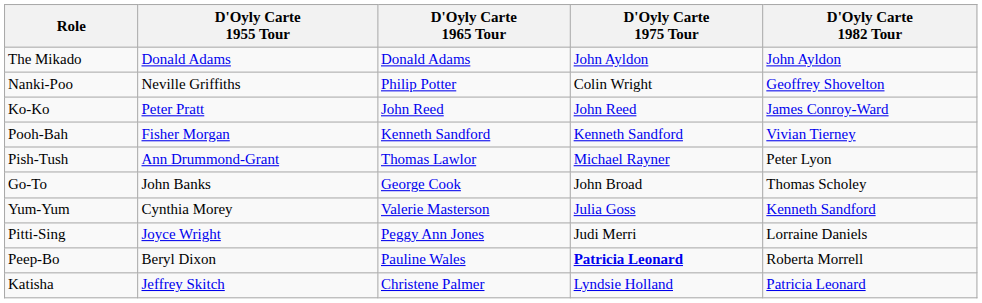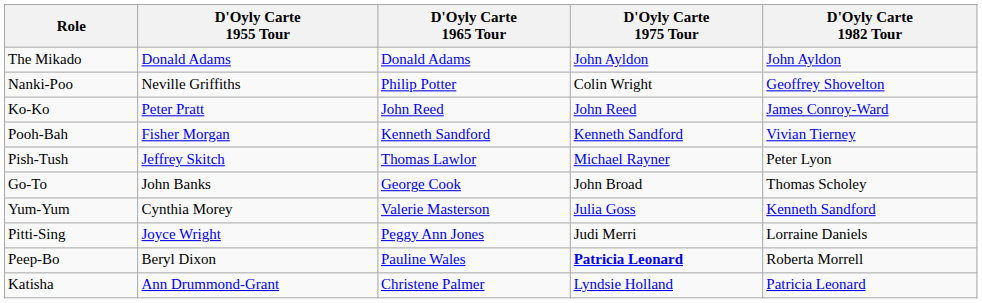(210, 160) Ann Drummond-Grant -> (183, 160) Jeffrey Skitch
(183, 285) Jeffrey Skitch -> (210, 285) Ann Drummond-Grant
